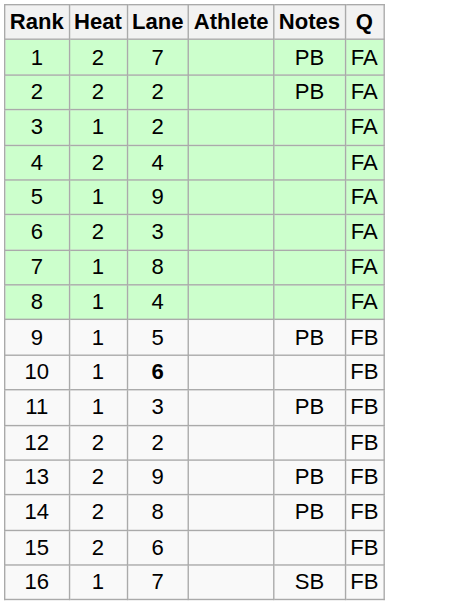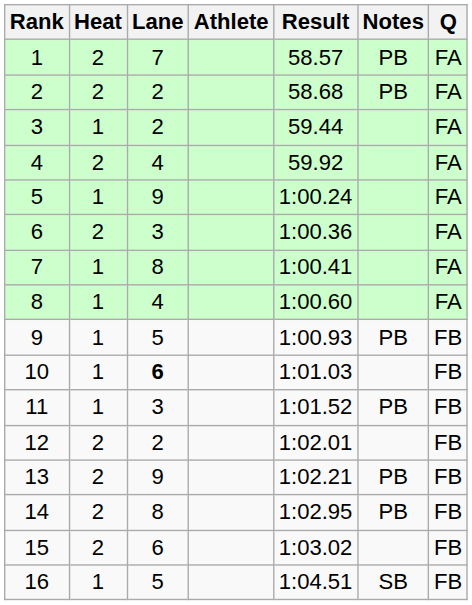+ column: (316, 22)
(158, 582) 7 -> (158, 582) 5
